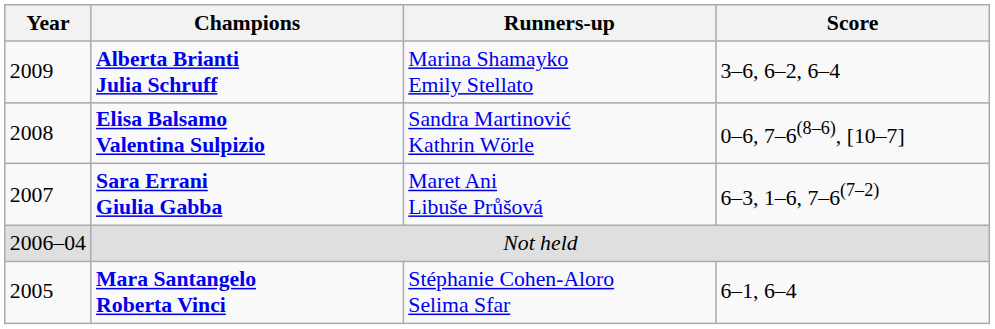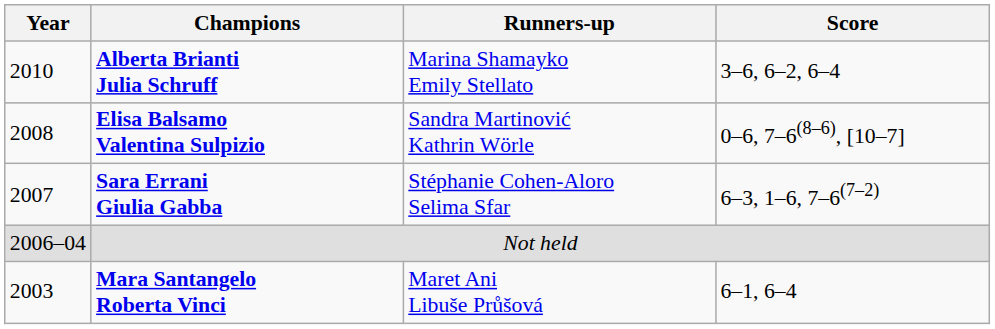(32, 71) 2009 -> (32, 71) 2010
(476, 194) Maret Ani Libuše Průšová -> (511, 194) Stéphanie Cohen-Aloro Selima Sfar
(32, 291) 2005 -> (32, 291) 2003
(511, 291) Stéphanie Cohen-Aloro Selima Sfar -> (476, 291) Maret Ani Libuše Průšová
